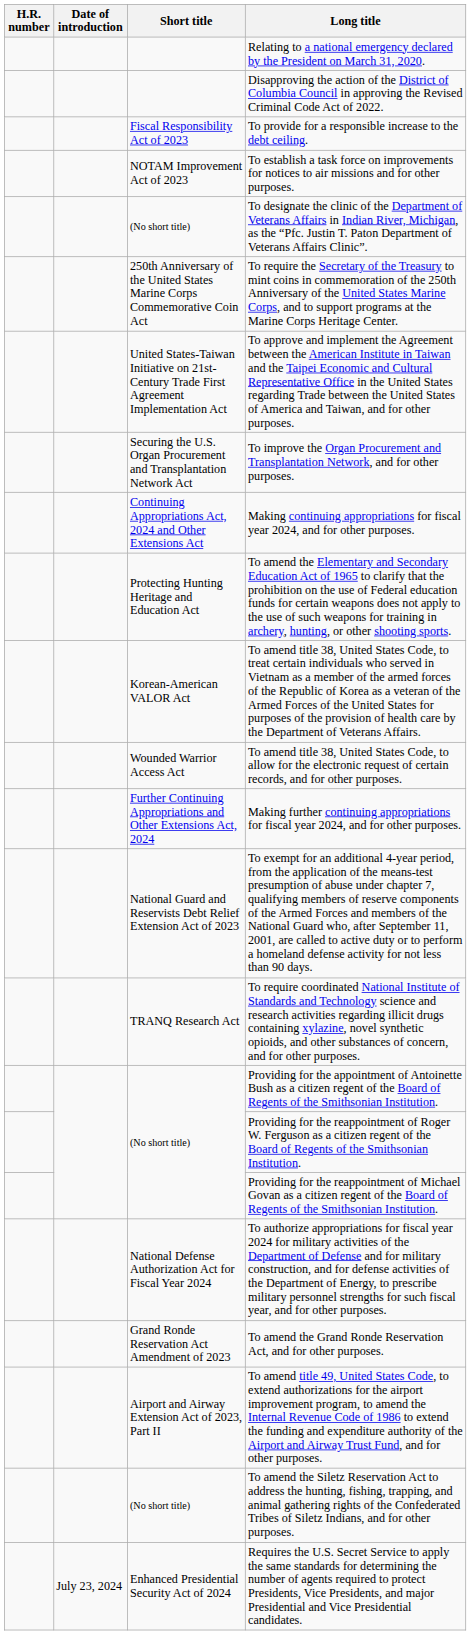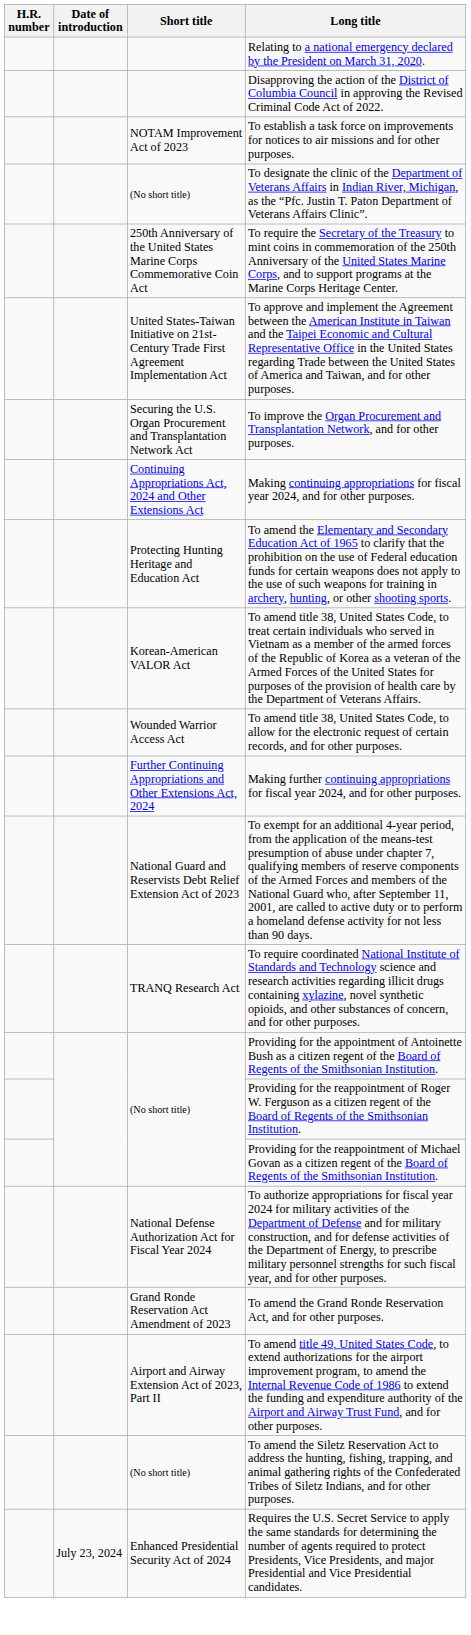- row: (353, 133)
